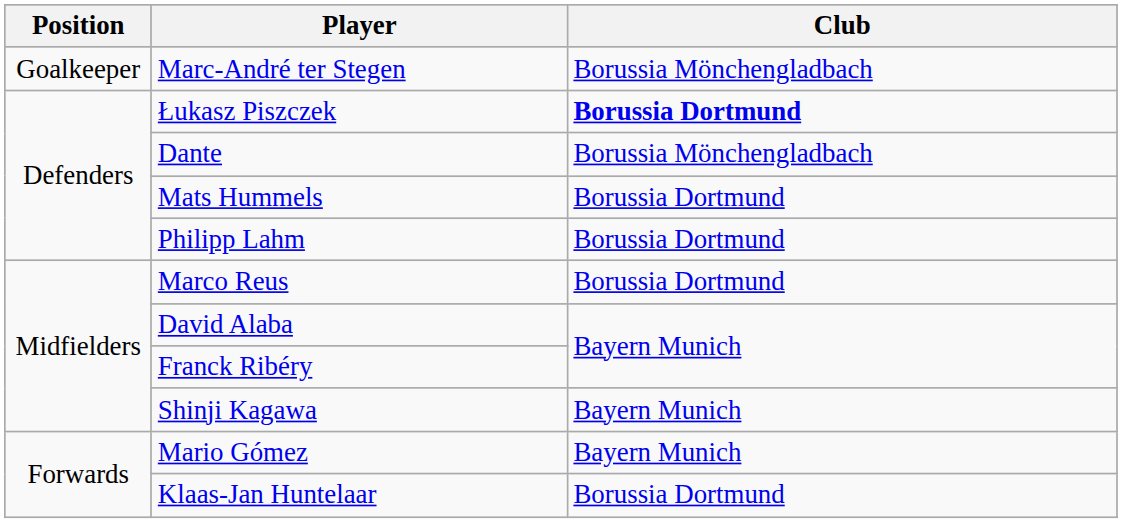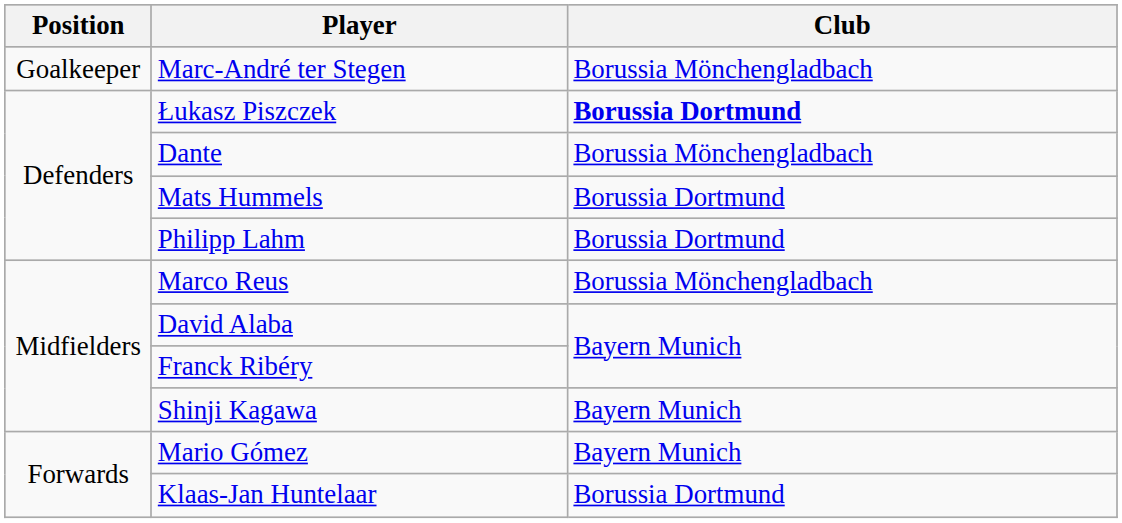(679, 281) Borussia Dortmund -> (723, 281) Borussia Mönchengladbach
